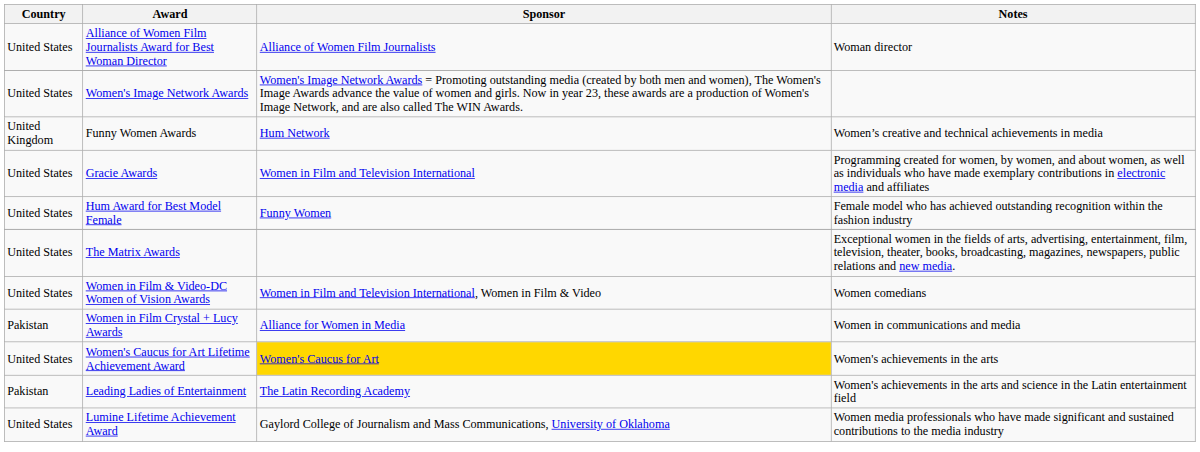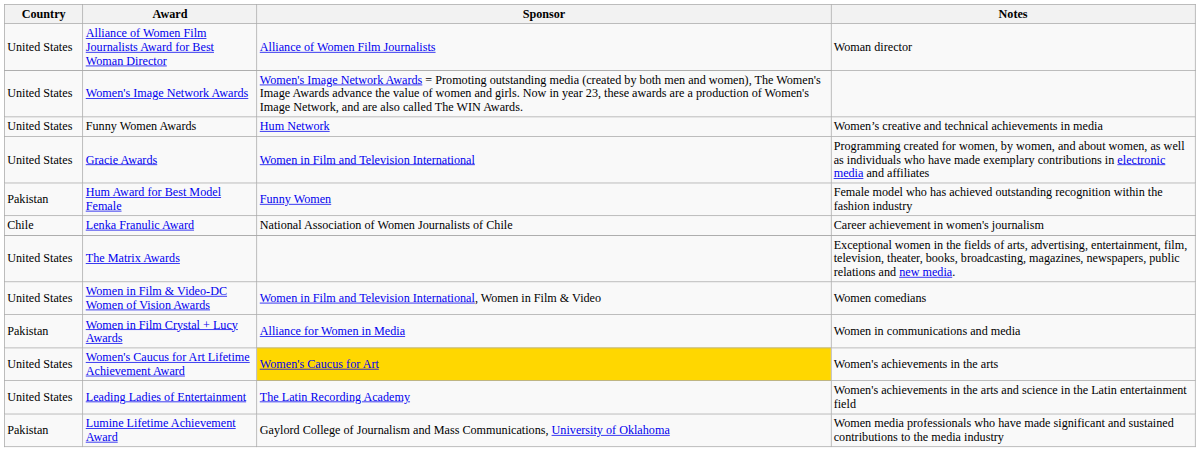(30, 133) United Kingdom -> (40, 126) United States
(40, 213) United States -> (28, 199) Pakistan
+ row: (140, 225)
(28, 391) Pakistan -> (40, 397) United States
(40, 424) United States -> (28, 430) Pakistan
